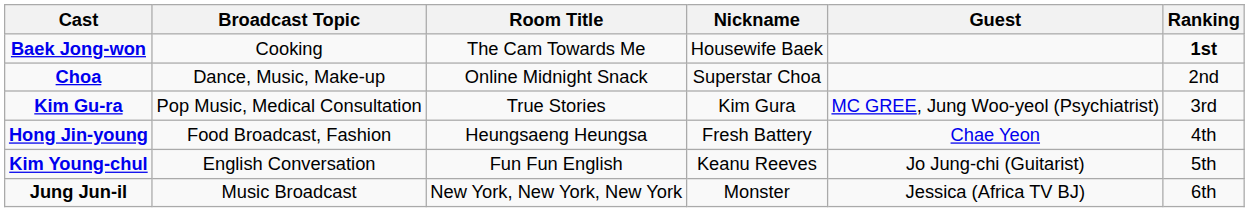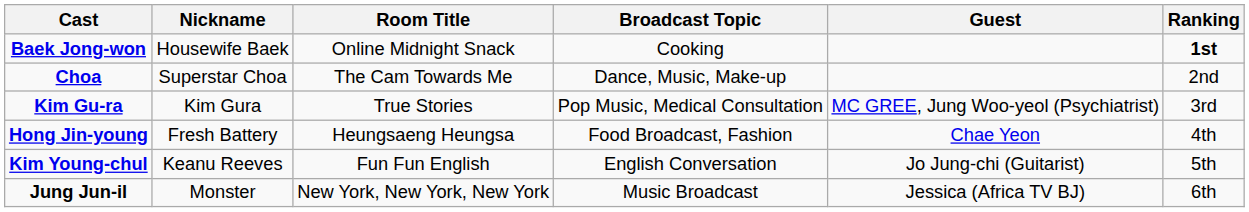columns swapped: (757, 19) <-> (289, 19)
(556, 48) The Cam Towards Me -> (423, 48) Online Midnight Snack
(556, 77) Online Midnight Snack -> (423, 77) The Cam Towards Me
